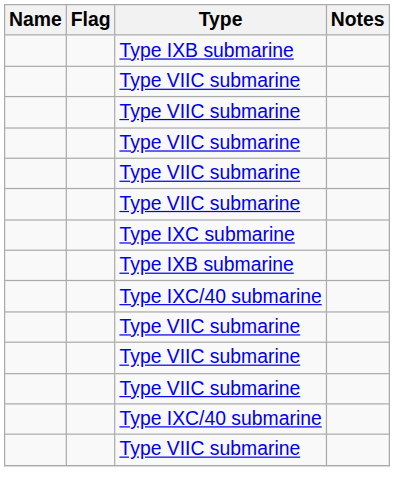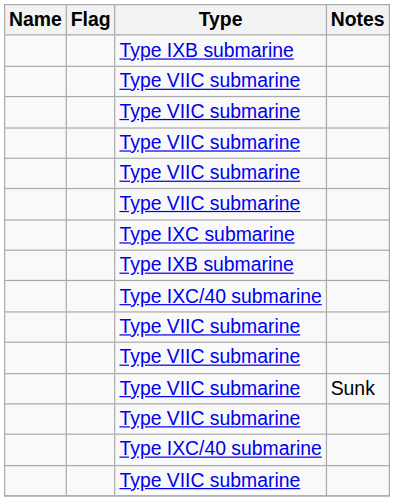+ row: (210, 388)
